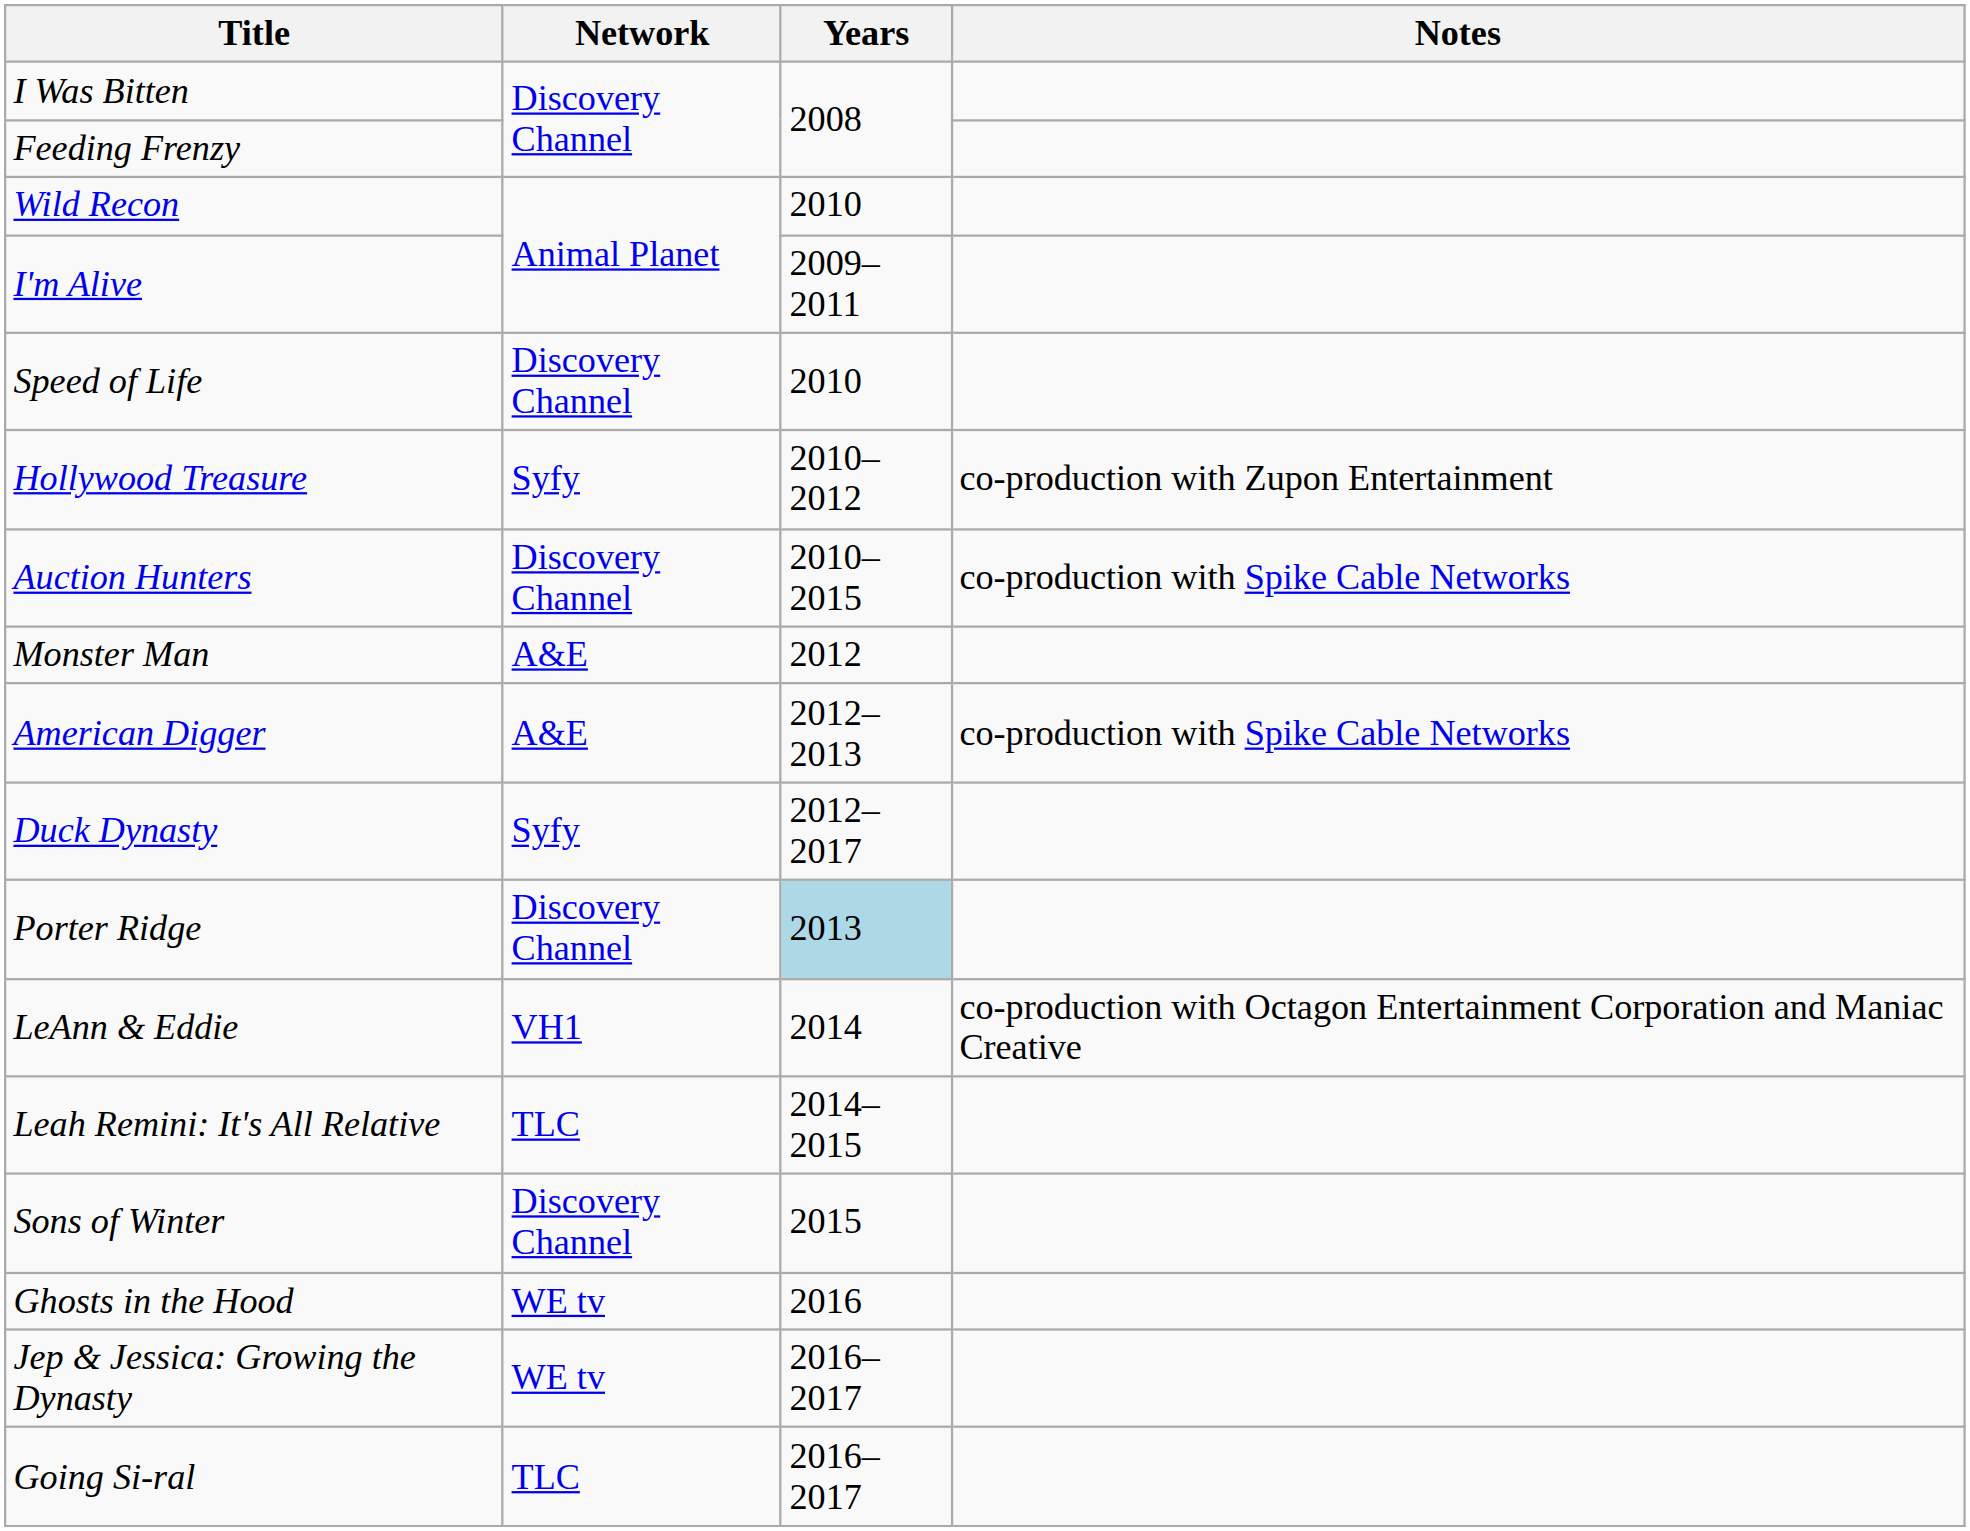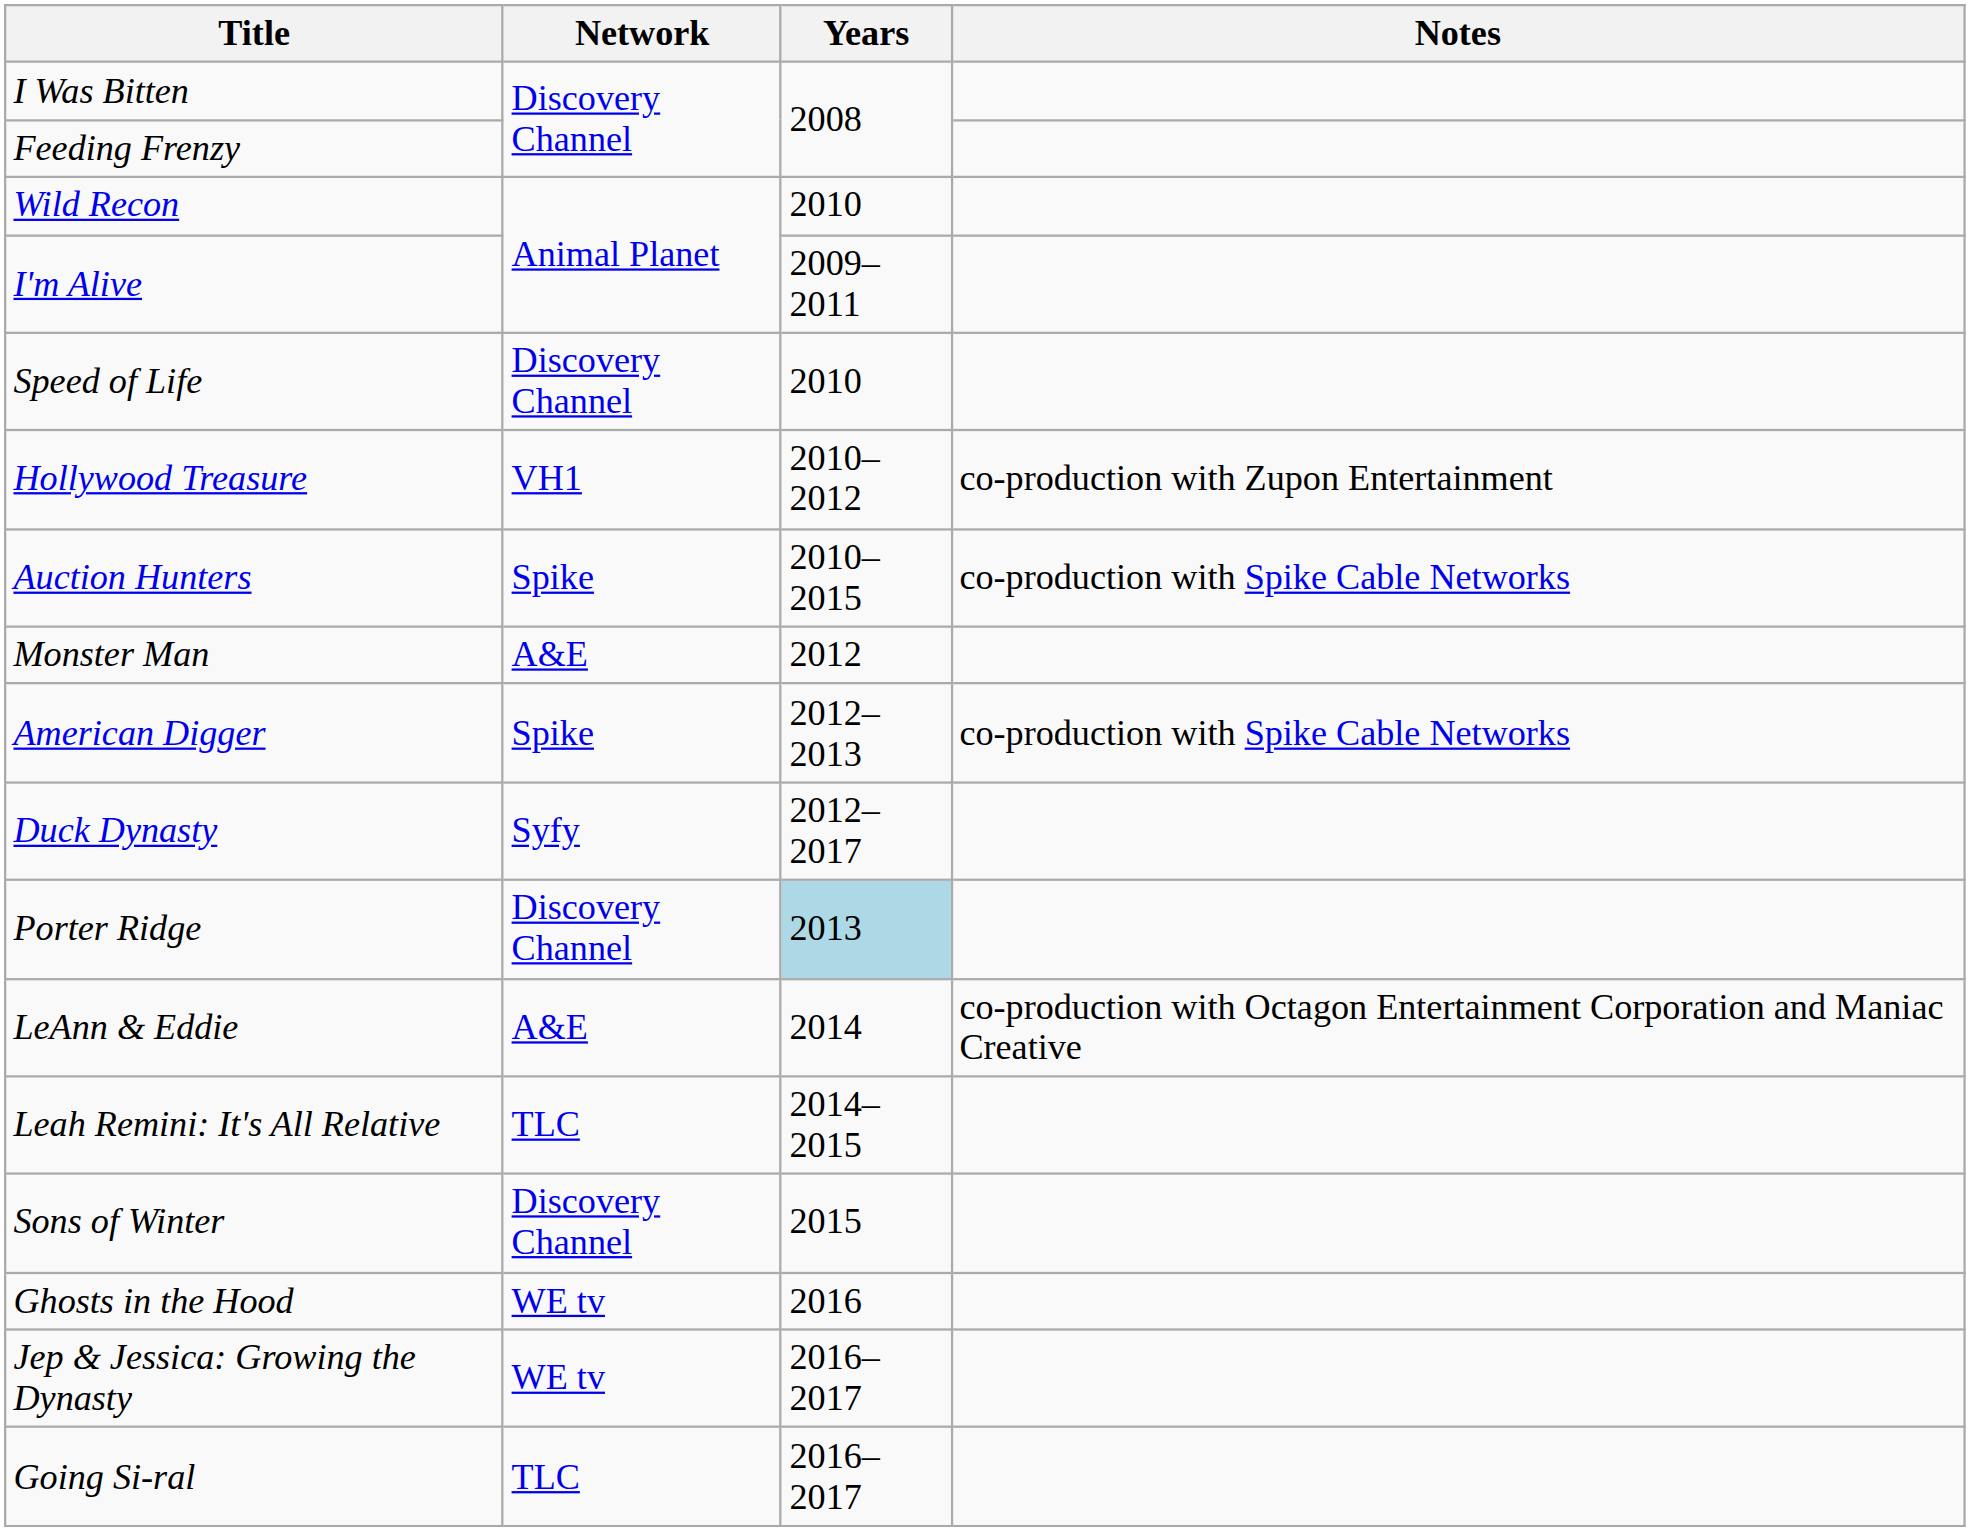(546, 478) Syfy -> (547, 478) VH1
(586, 576) Discovery Channel -> (553, 576) Spike
(550, 732) A&E -> (553, 732) Spike
(547, 1026) VH1 -> (550, 1026) A&E
